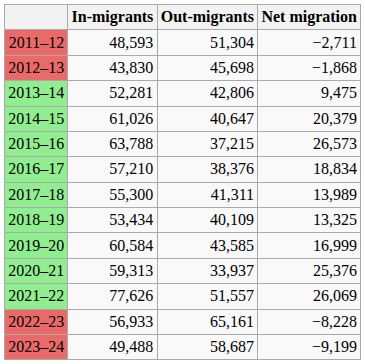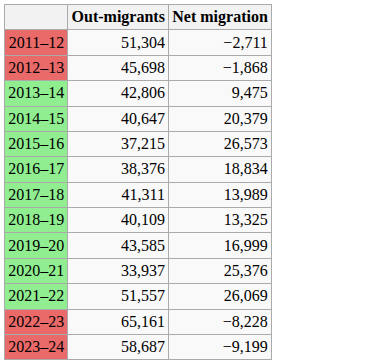- column: (112, 17)
